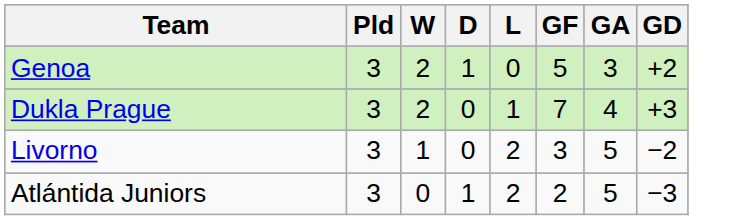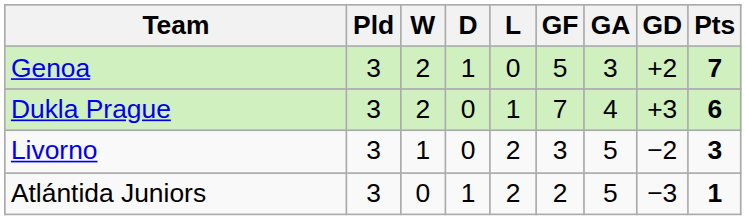+ column: (715, 25)
